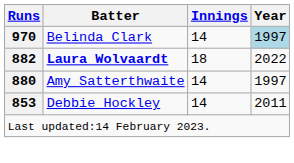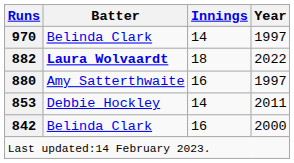(270, 38) lightblue background -> (270, 38) no background
(199, 82) 14 -> (199, 82) 16
+ row: (24, 126)
